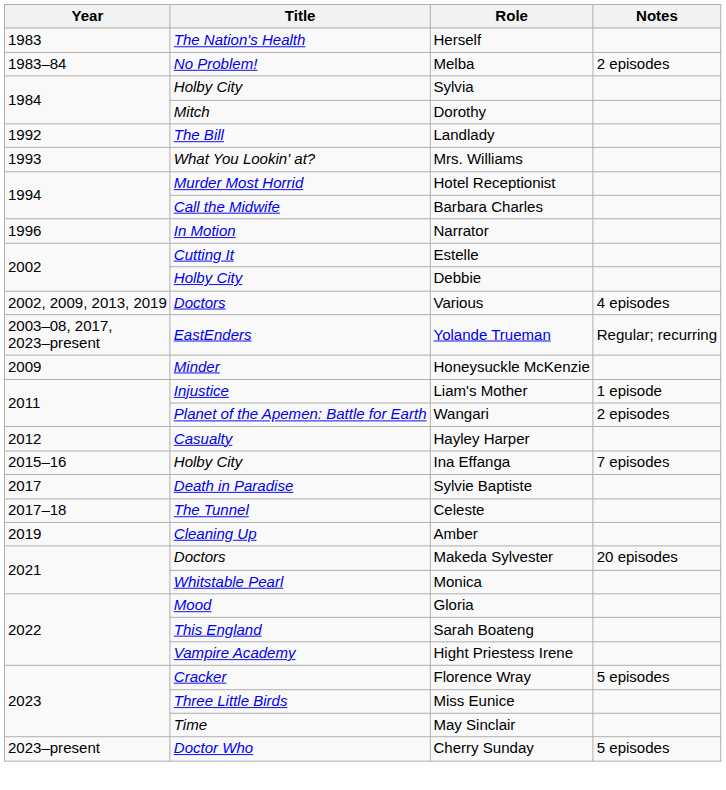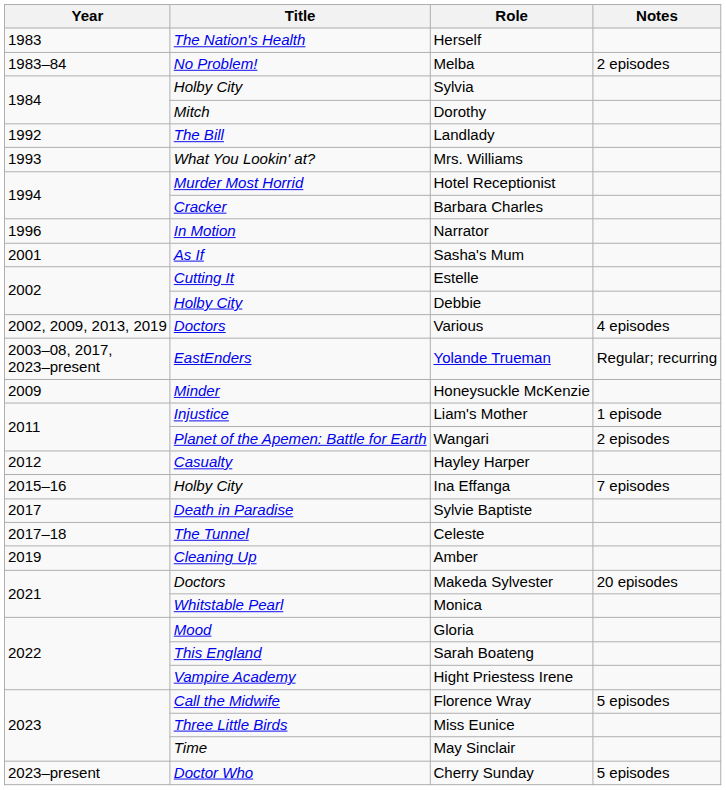(227, 207) Call the Midwife -> (200, 207) Cracker
+ row: (479, 254)
(200, 677) Cracker -> (227, 701) Call the Midwife
